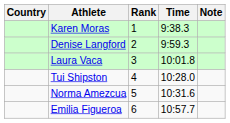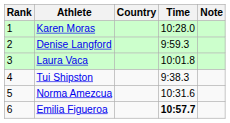columns swapped: (144, 12) <-> (26, 12)
(175, 28) 9:38.3 -> (178, 28) 10:28.0
(178, 77) 10:28.0 -> (175, 77) 9:38.3
(178, 110) normal -> (178, 110) bold
